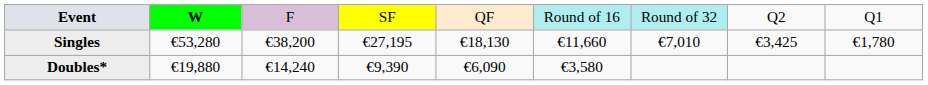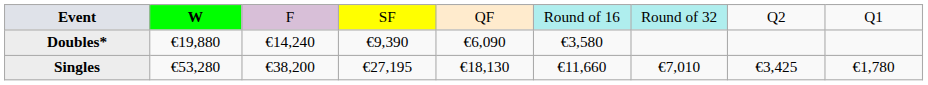rows swapped: (77, 42) <-> (77, 67)
